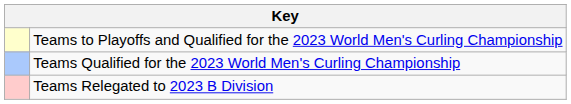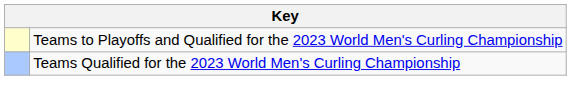- row: (153, 87)
